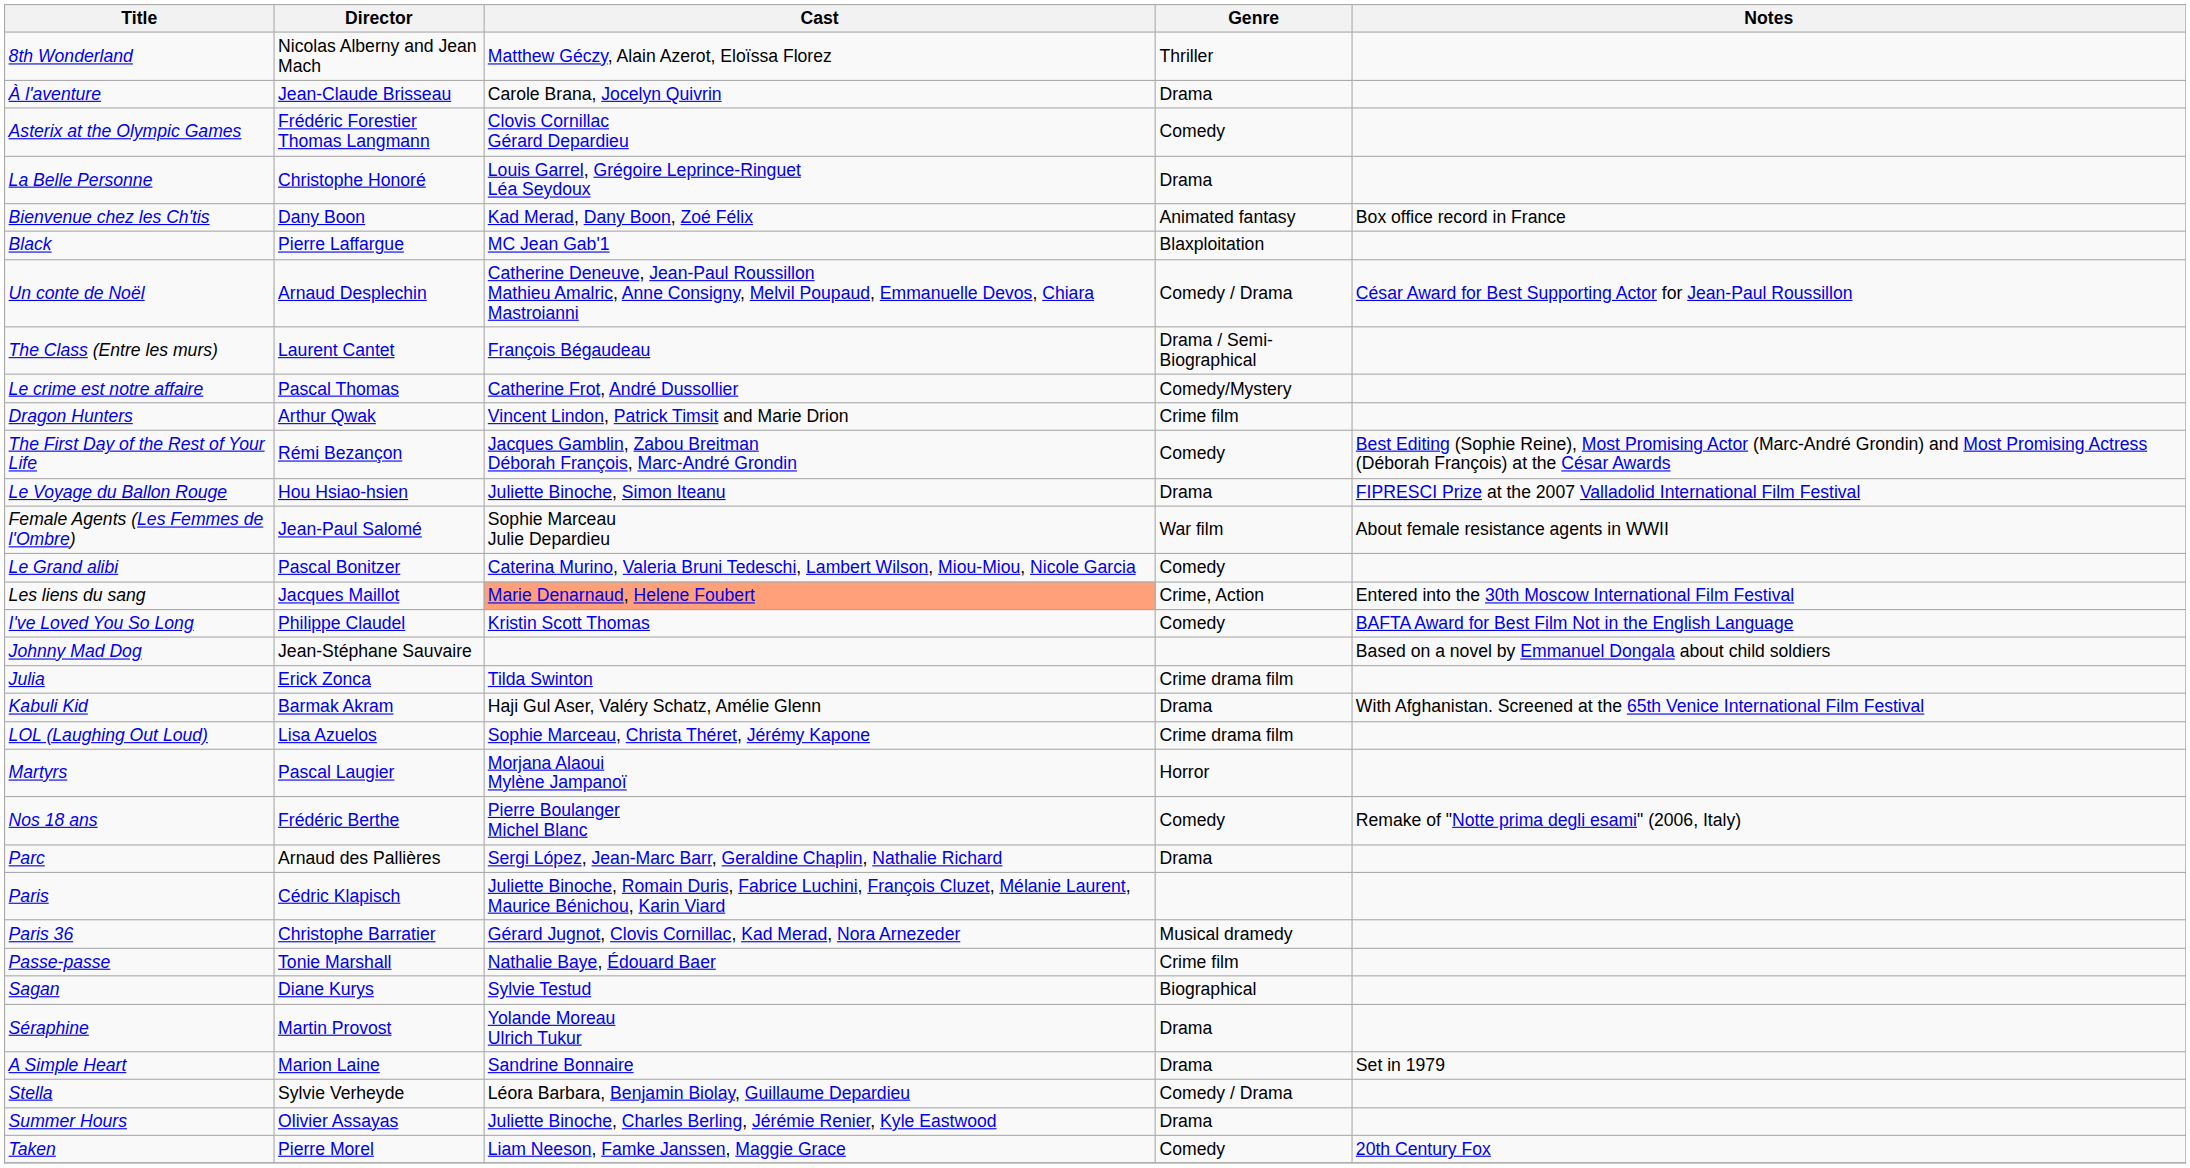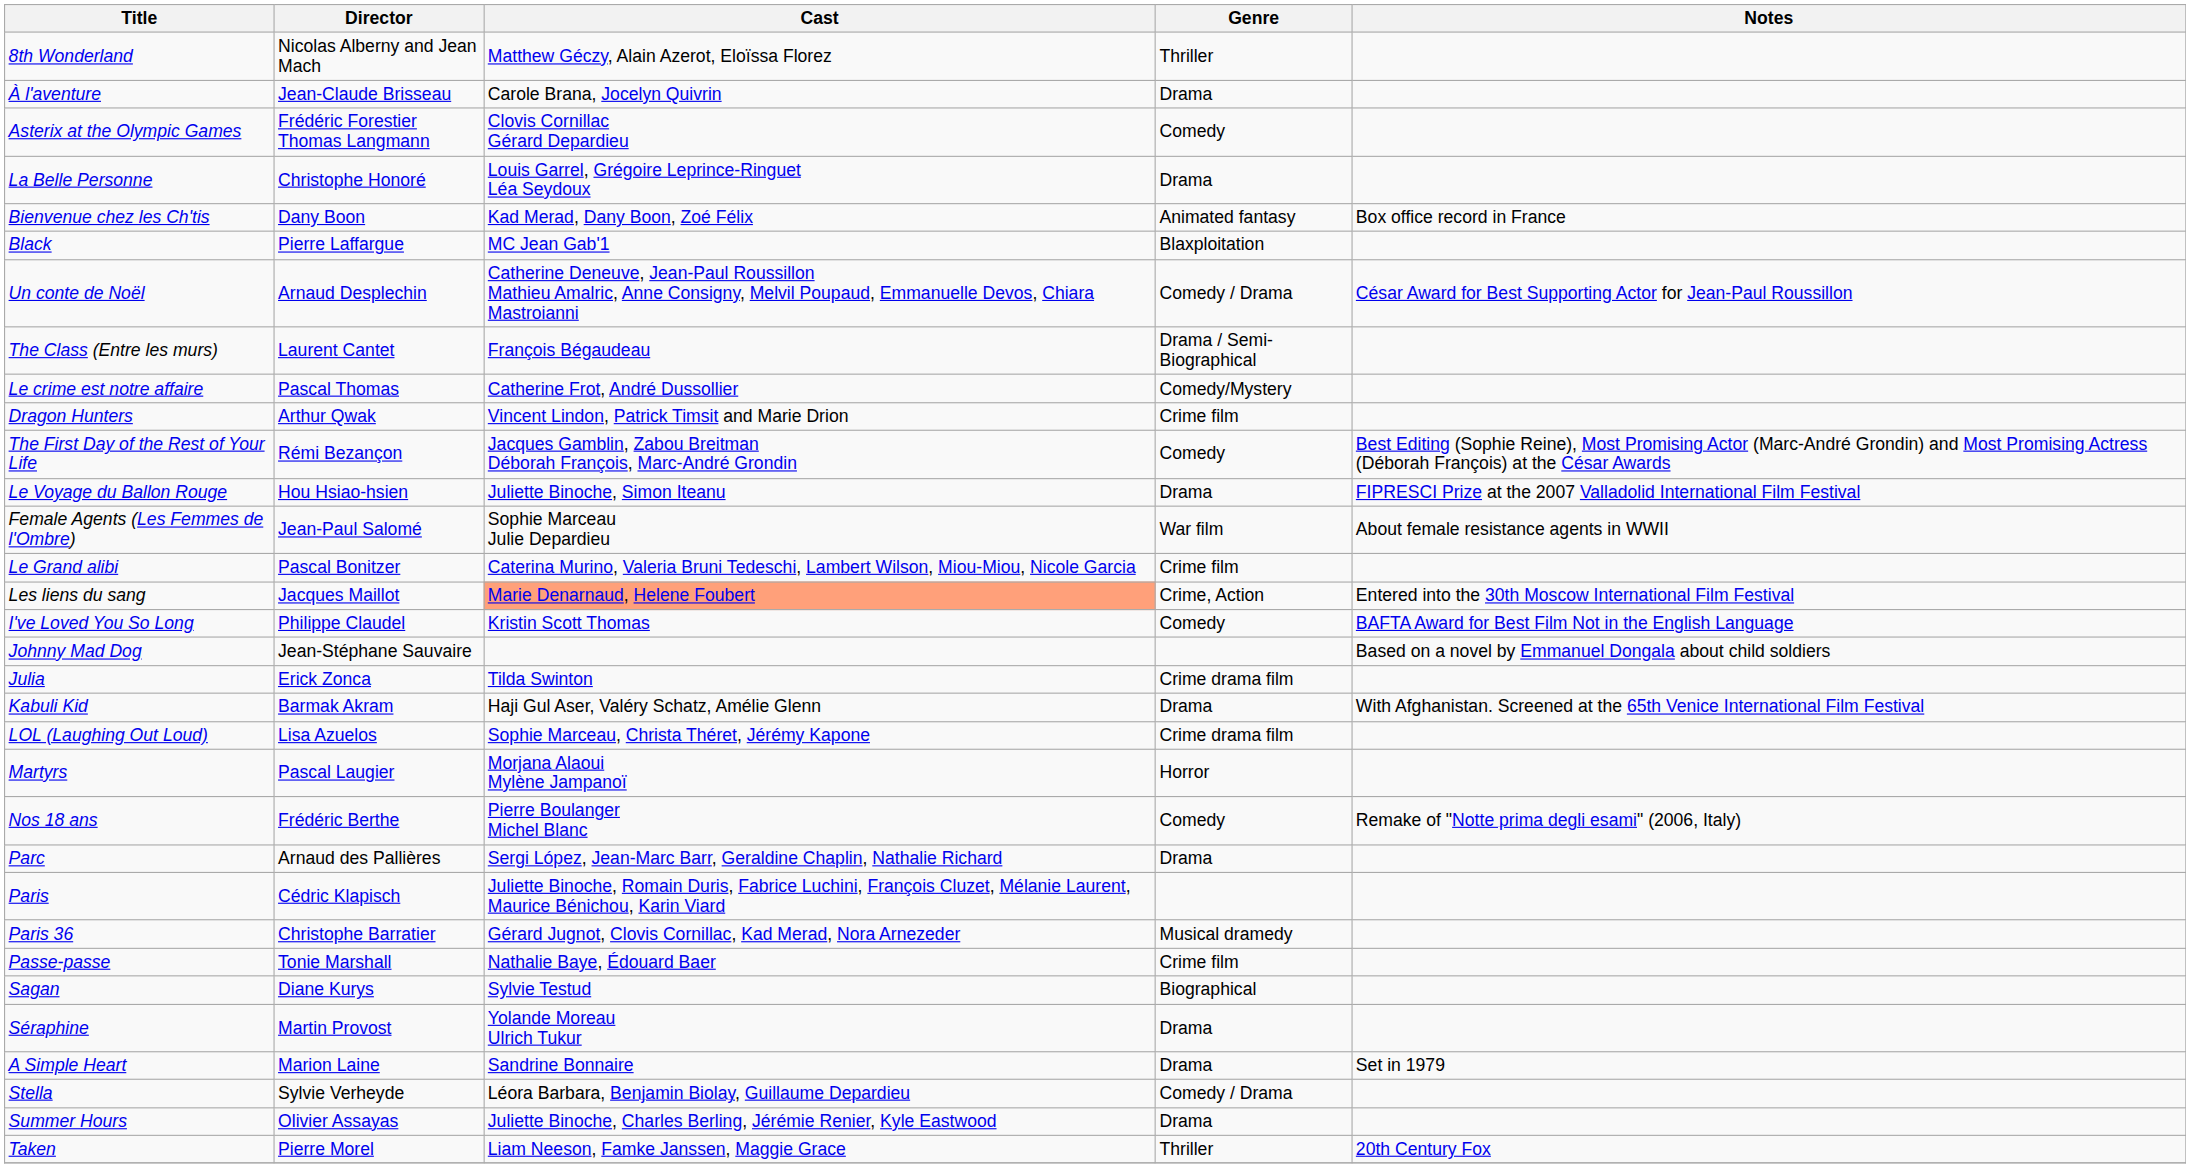(1192, 567) Comedy -> (1199, 567) Crime film
(1192, 1149) Comedy -> (1186, 1149) Thriller
